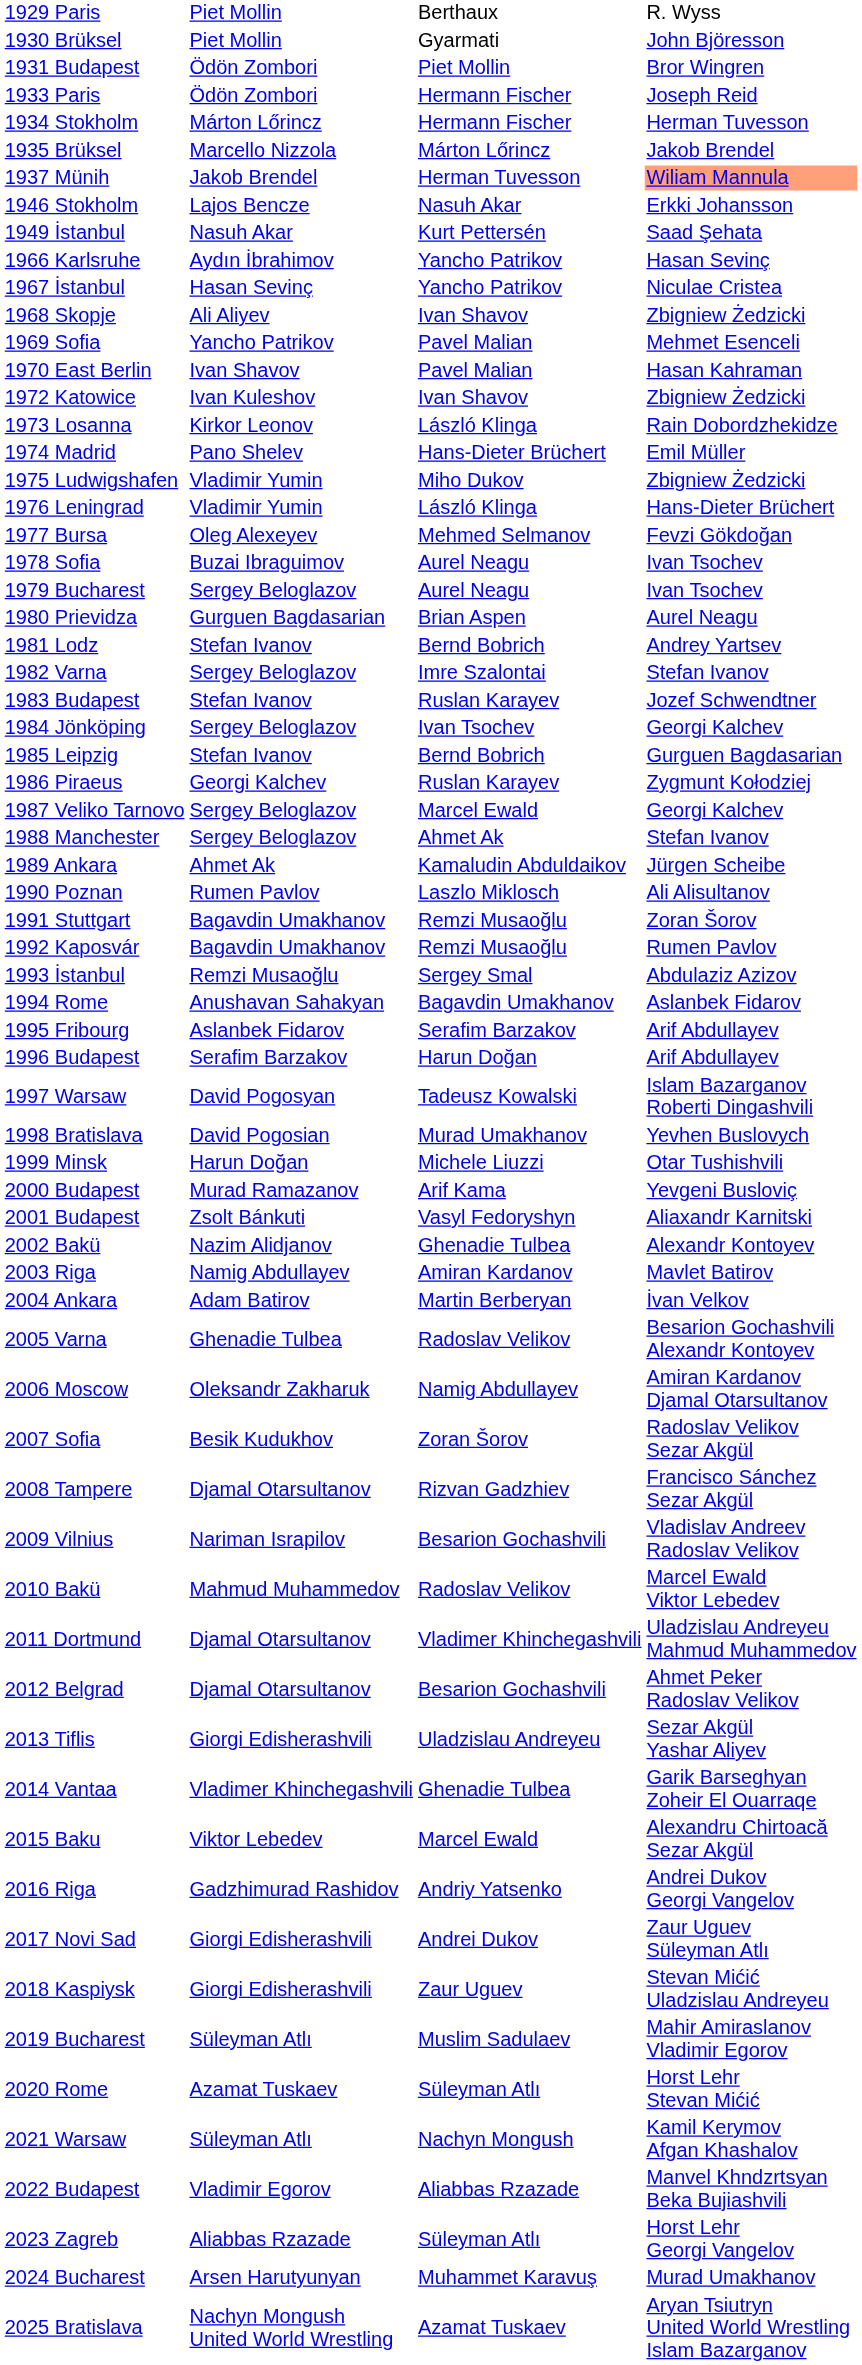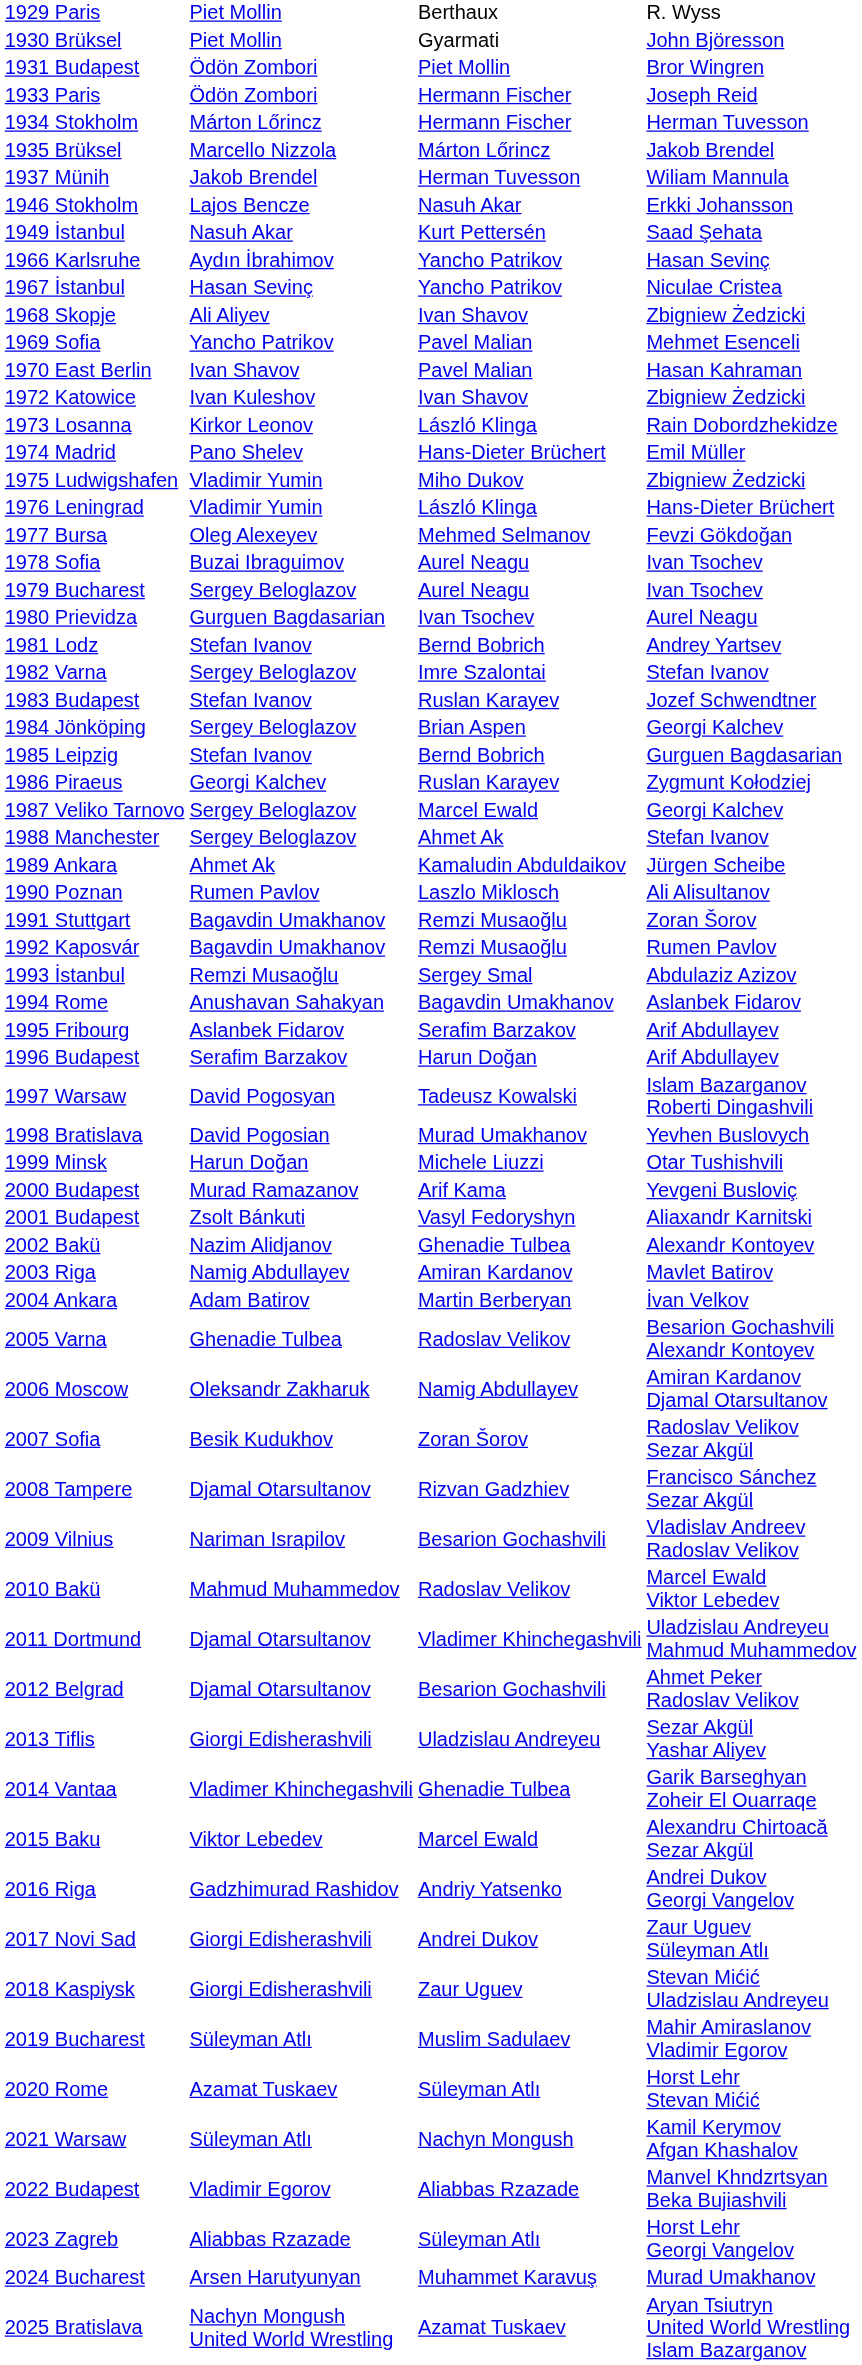(718, 177) lightsalmon background -> (718, 177) no background
(472, 617) Brian Aspen -> (476, 617) Ivan Tsochev
(476, 727) Ivan Tsochev -> (472, 727) Brian Aspen
